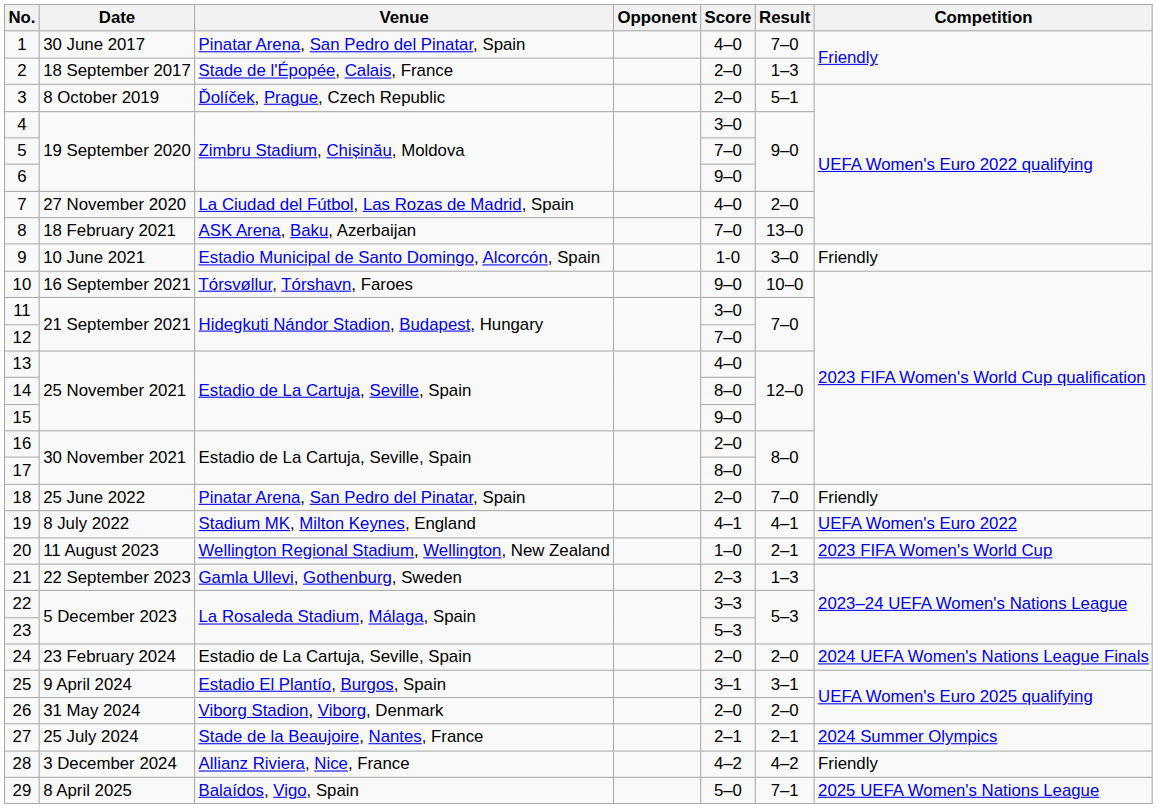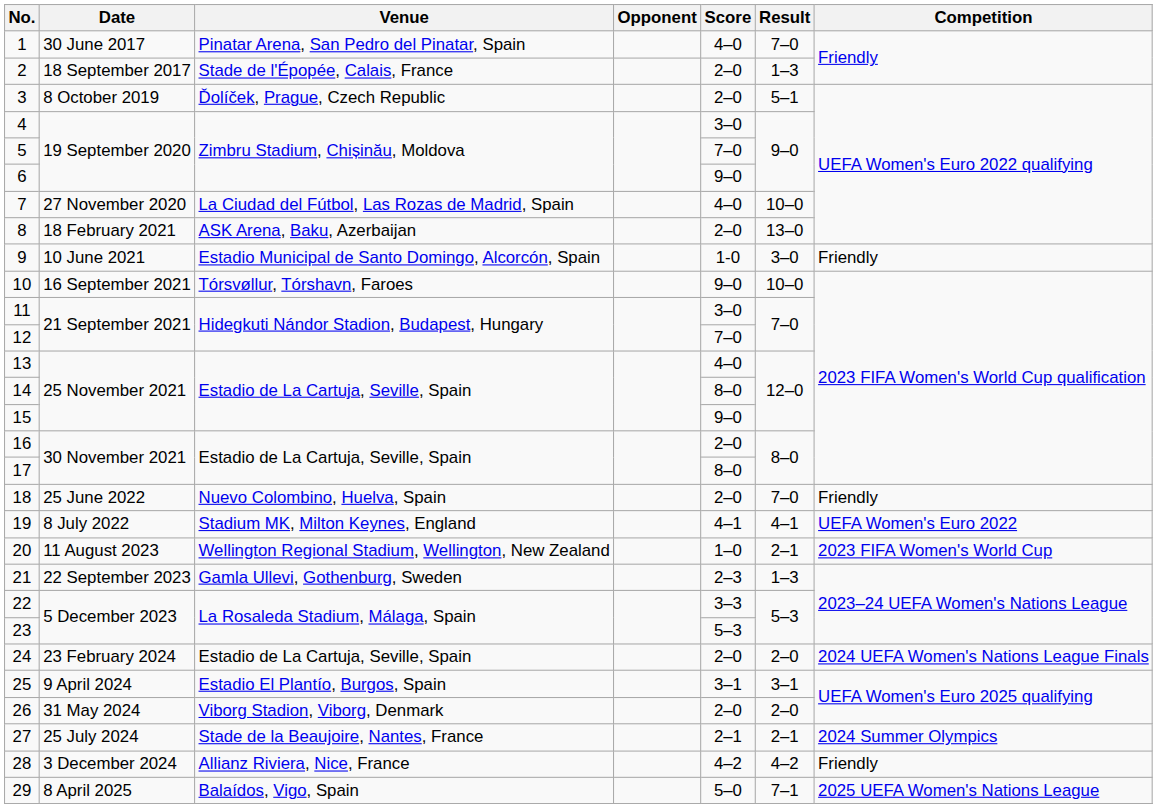(785, 204) 2–0 -> (785, 204) 10–0
(728, 230) 7–0 -> (728, 230) 2–0
(362, 497) Pinatar Arena, San Pedro del Pinatar, Spain -> (322, 497) Nuevo Colombino, Huelva, Spain
